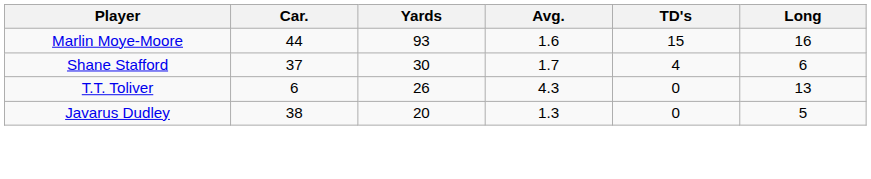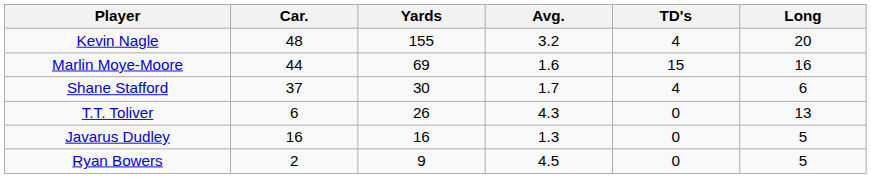+ row: (118, 40)
(421, 40) 93 -> (421, 64) 69
(294, 112) 38 -> (294, 137) 16
(421, 112) 20 -> (421, 137) 16
+ row: (118, 161)
